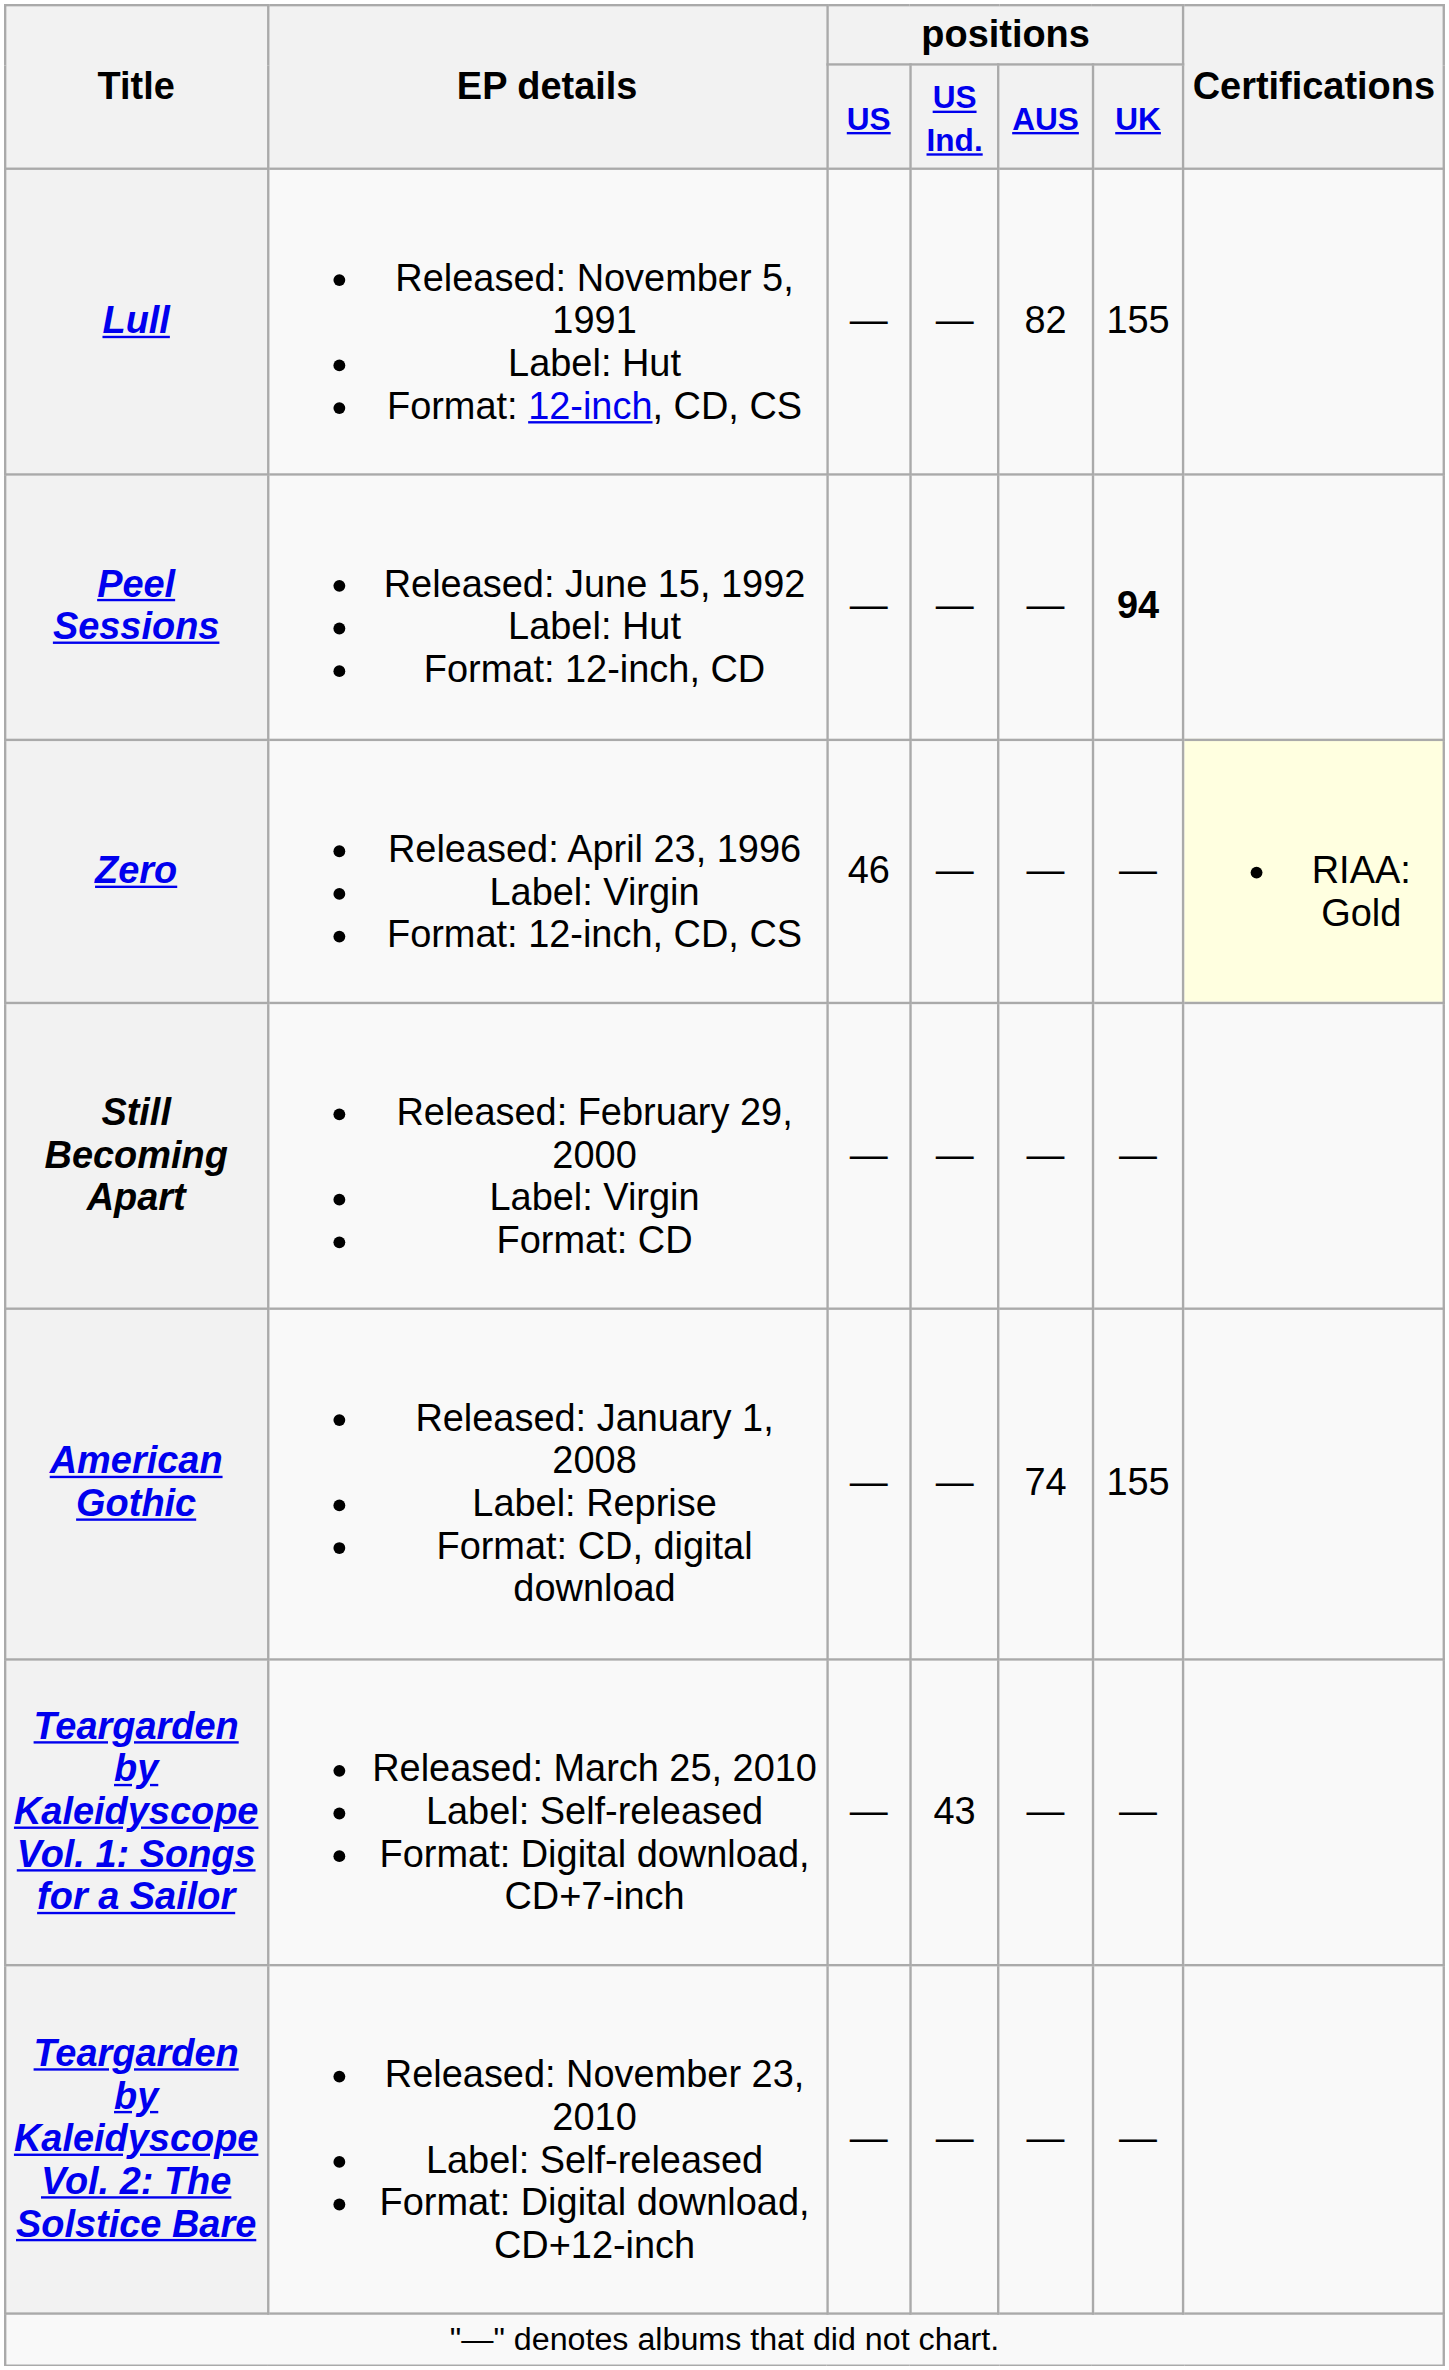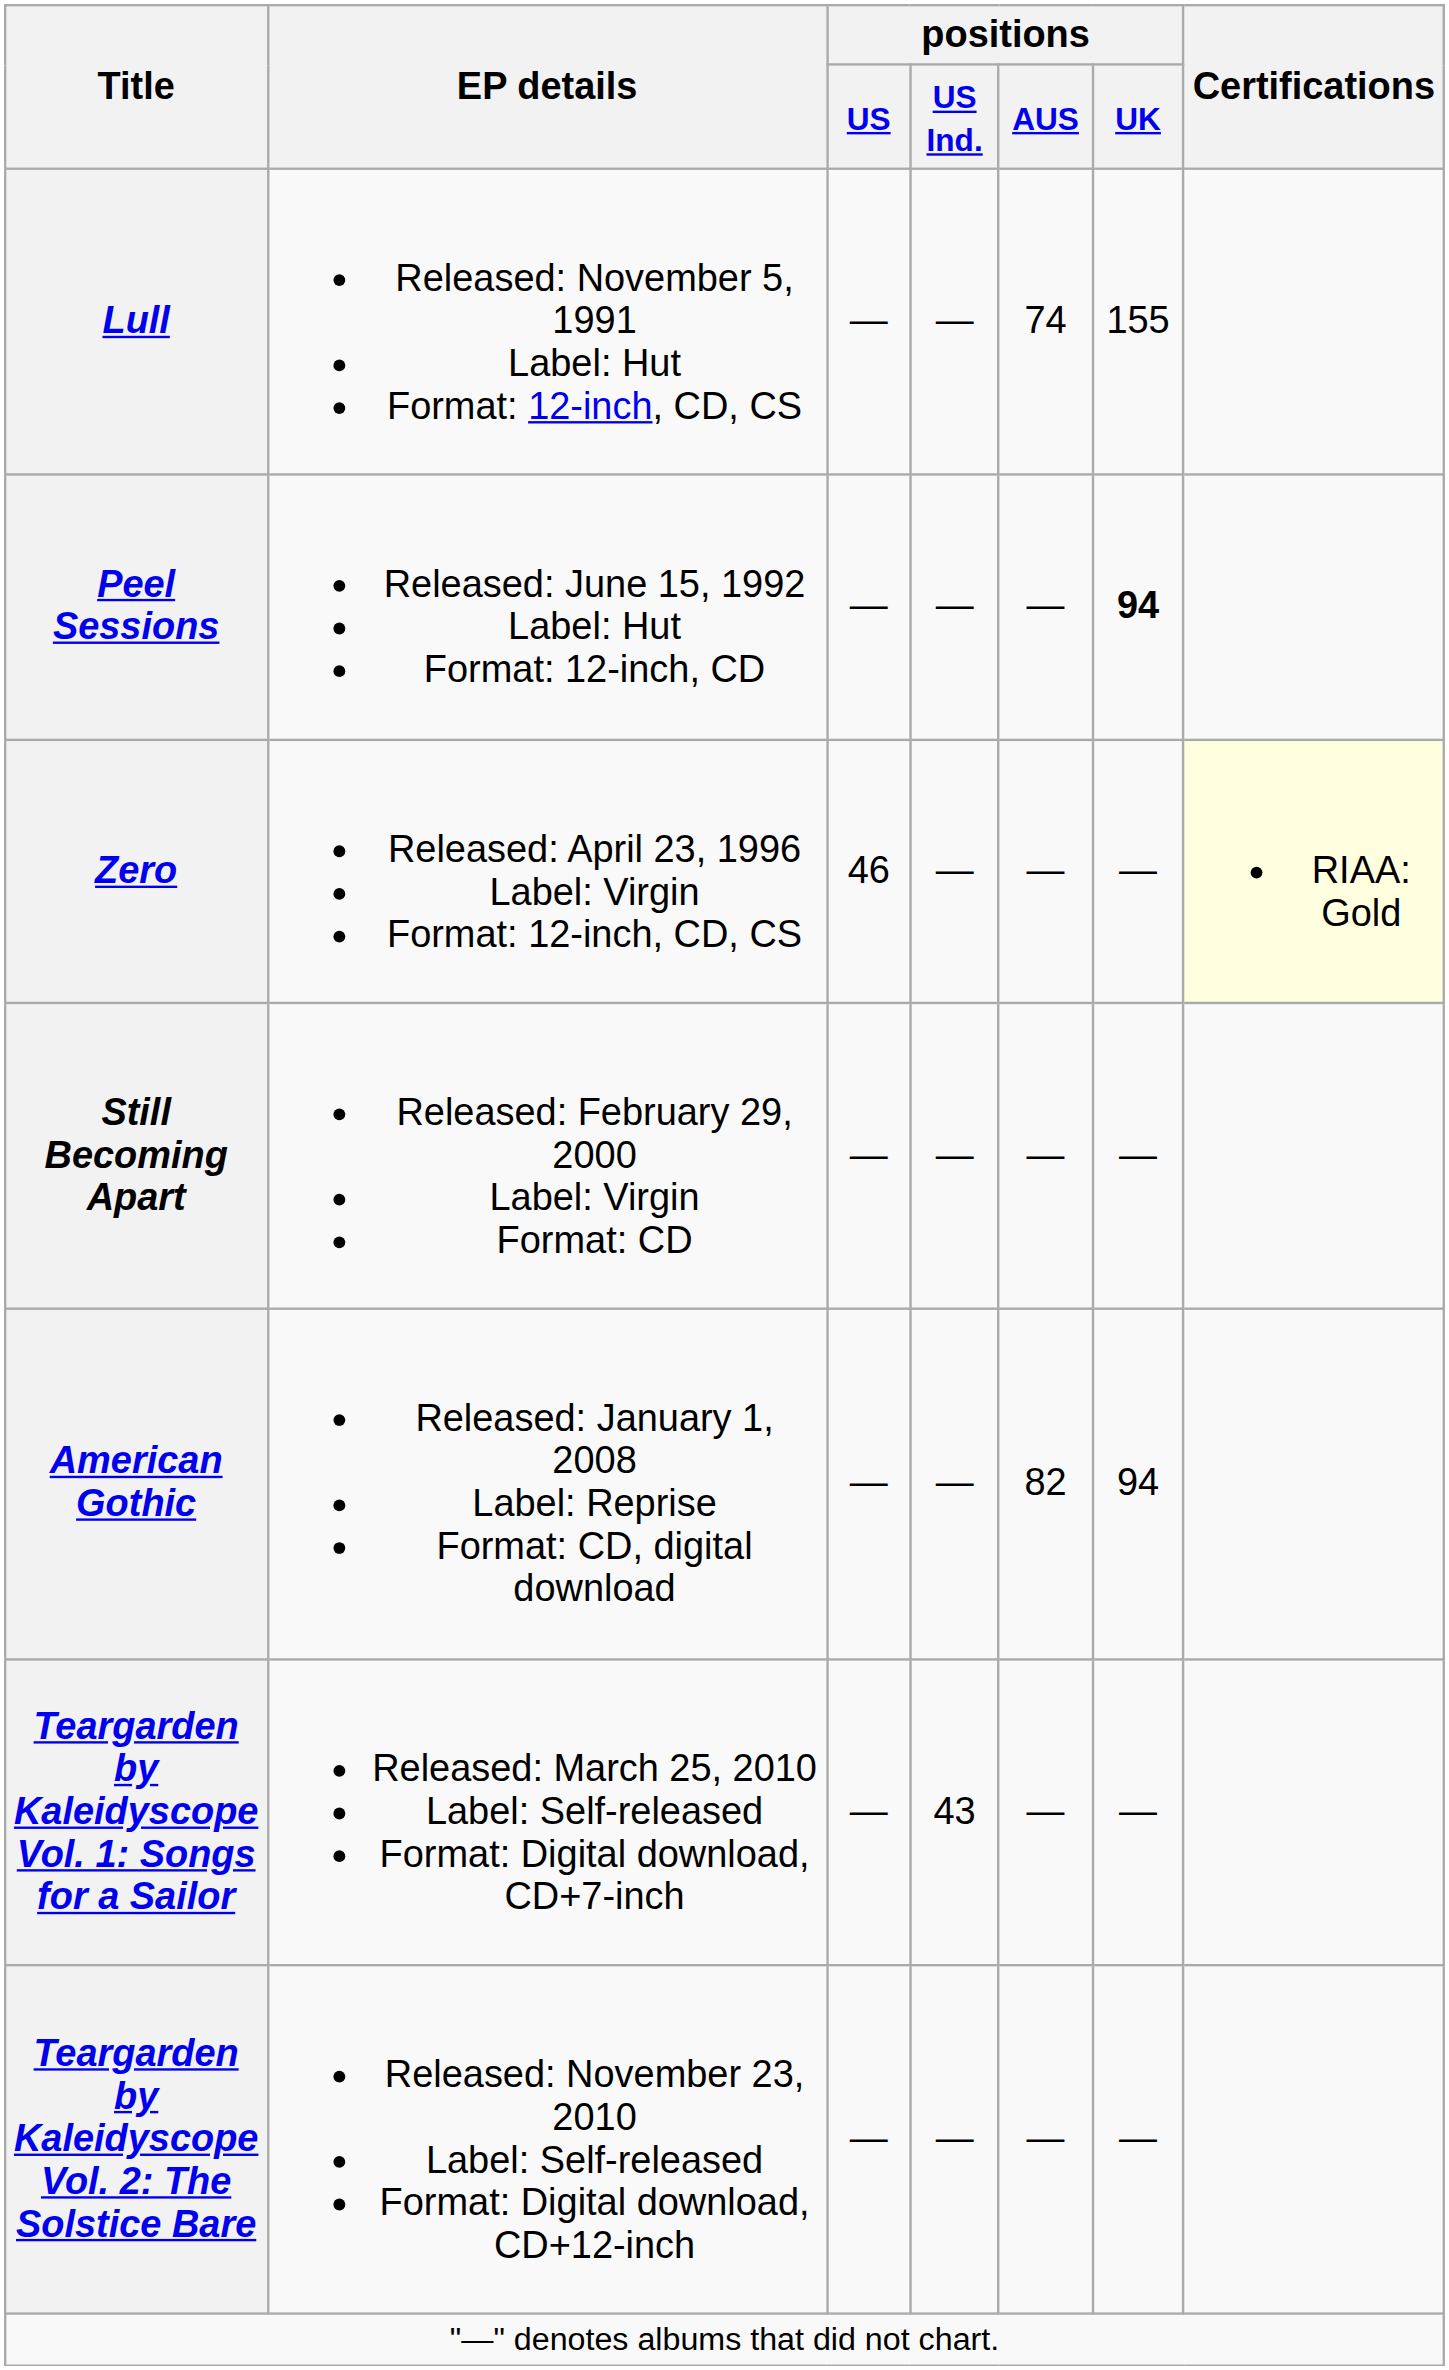(1046, 320) 82 -> (1046, 320) 74
(1046, 1483) 74 -> (1046, 1483) 82
(1138, 1483) 155 -> (1138, 1483) 94
